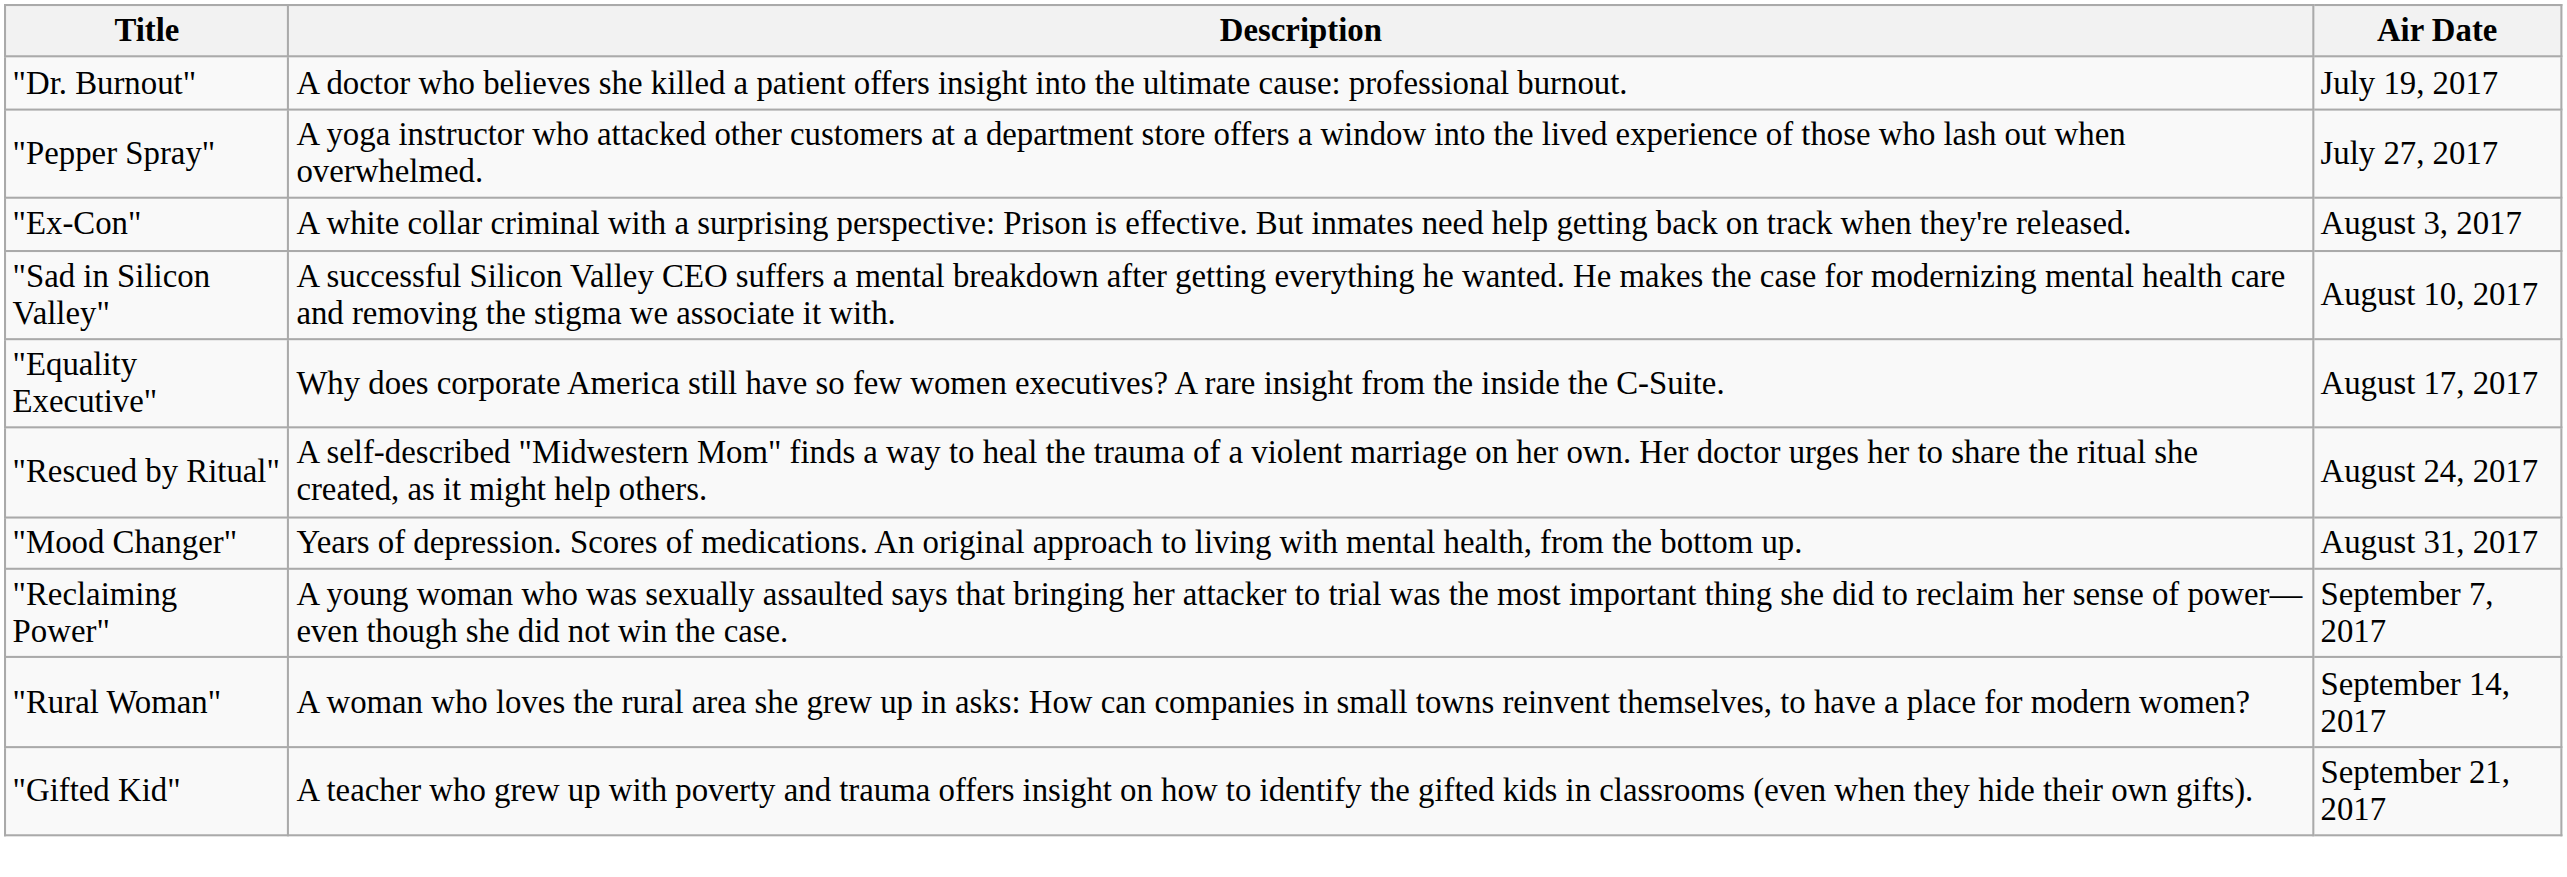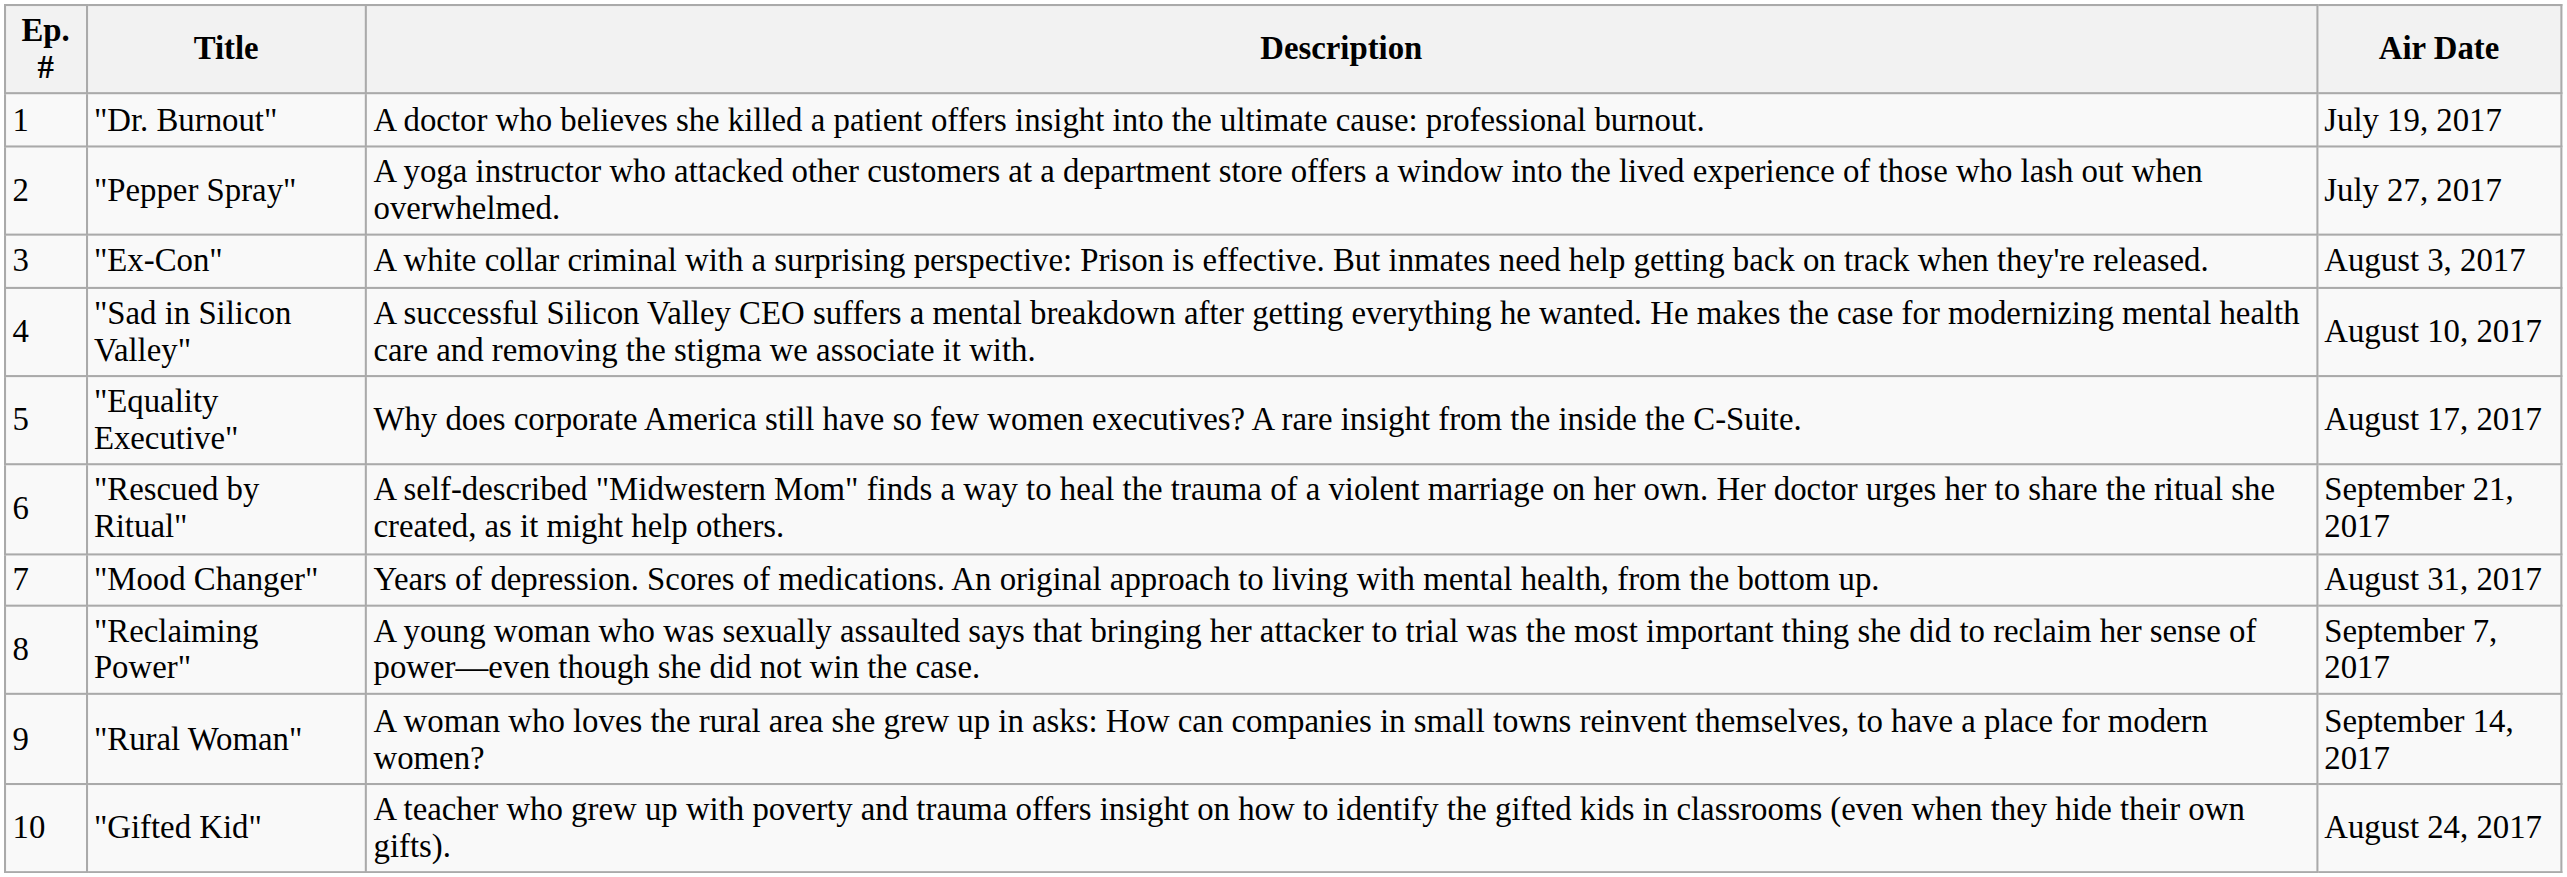+ column: (46, 48)
(2429, 471) August 24, 2017 -> (2419, 508) September 21, 2017
(2415, 790) September 21, 2017 -> (2433, 827) August 24, 2017
